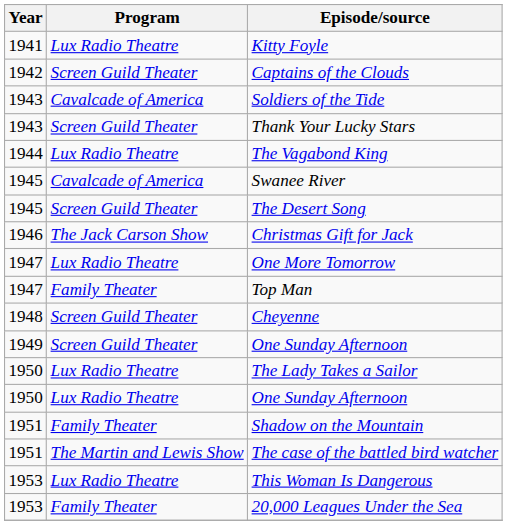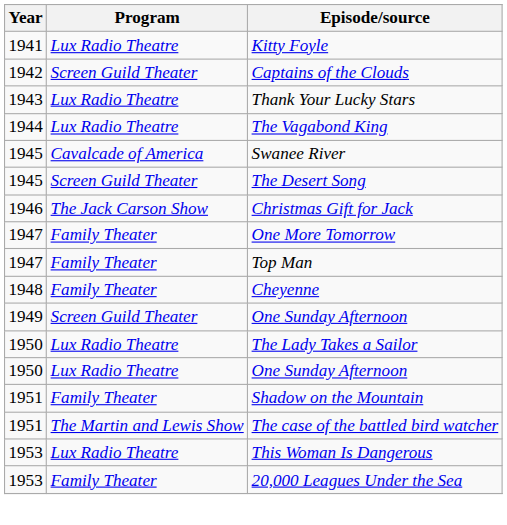- row: (26, 99)
(124, 126) Screen Guild Theater -> (114, 99) Lux Radio Theatre
(114, 262) Lux Radio Theatre -> (104, 235) Family Theater
(124, 316) Screen Guild Theater -> (104, 289) Family Theater
